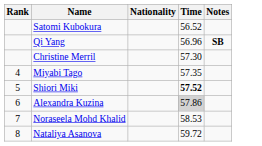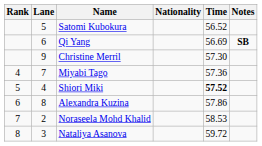+ column: (44, 12)
(191, 42) 56.96 -> (216, 42) 56.69
(191, 73) 57.35 -> (216, 73) 57.36
(191, 103) lightgrey background -> (216, 103) no background
